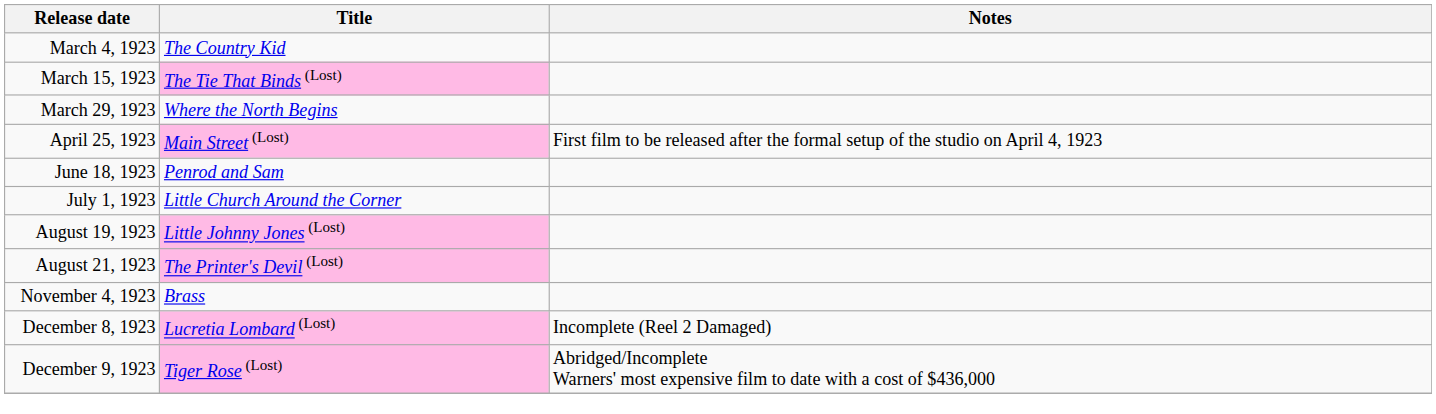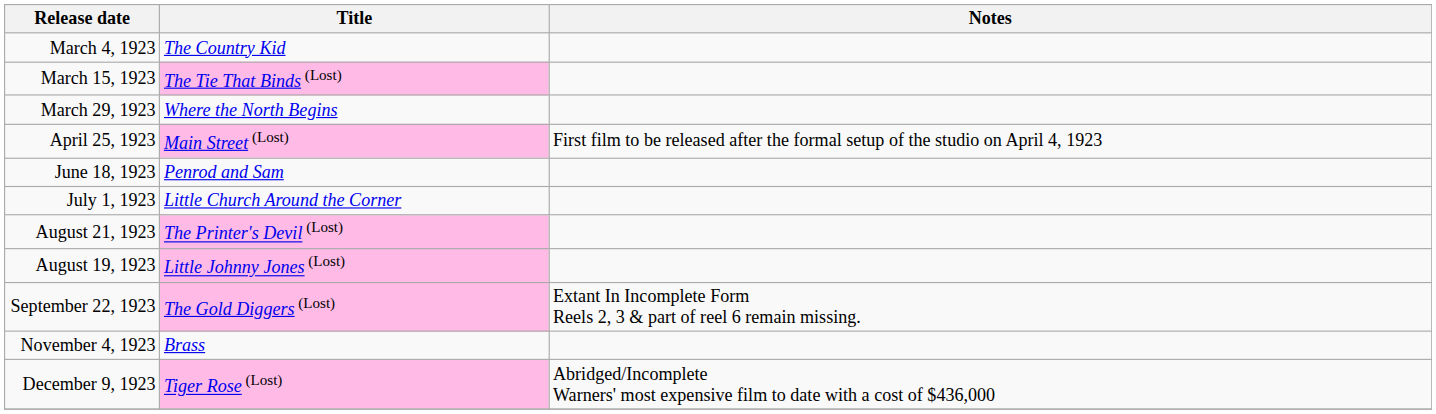rows swapped: (96, 231) <-> (96, 265)
+ row: (83, 306)
- row: (89, 327)
